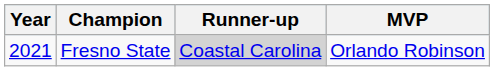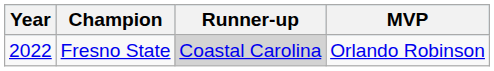(30, 50) 2021 -> (30, 50) 2022
